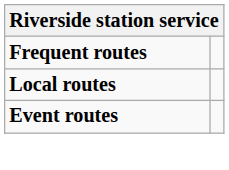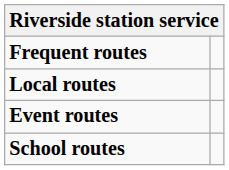+ row: (67, 148)
